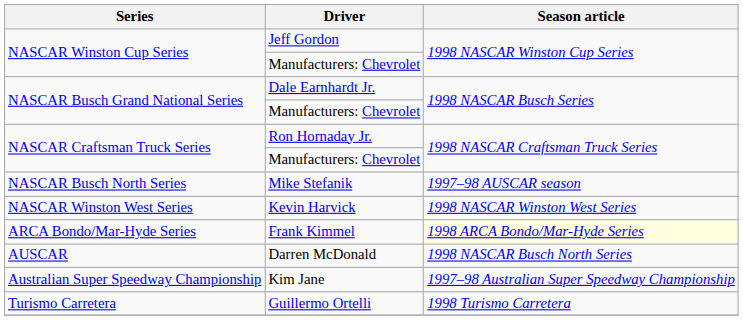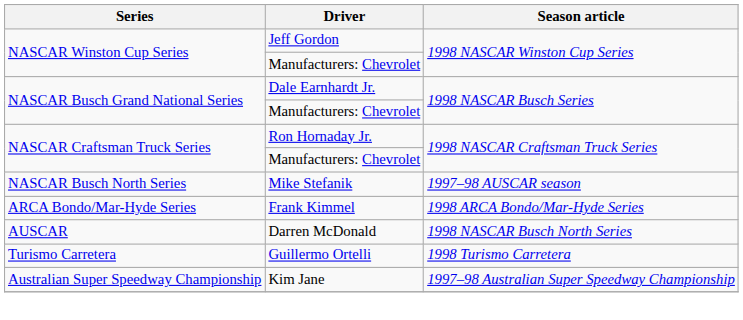- row: (100, 207)
(535, 231) lightyellow background -> (535, 207) no background
rows swapped: (135, 279) <-> (62, 303)
